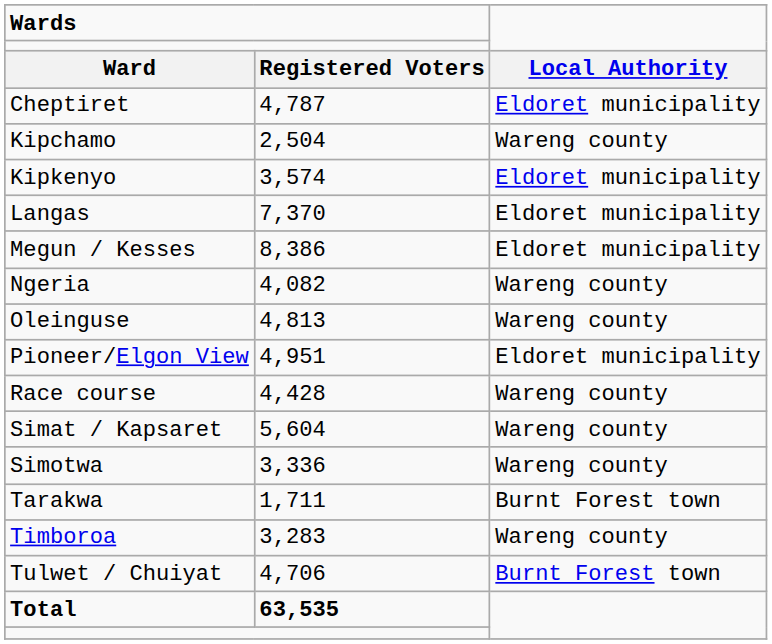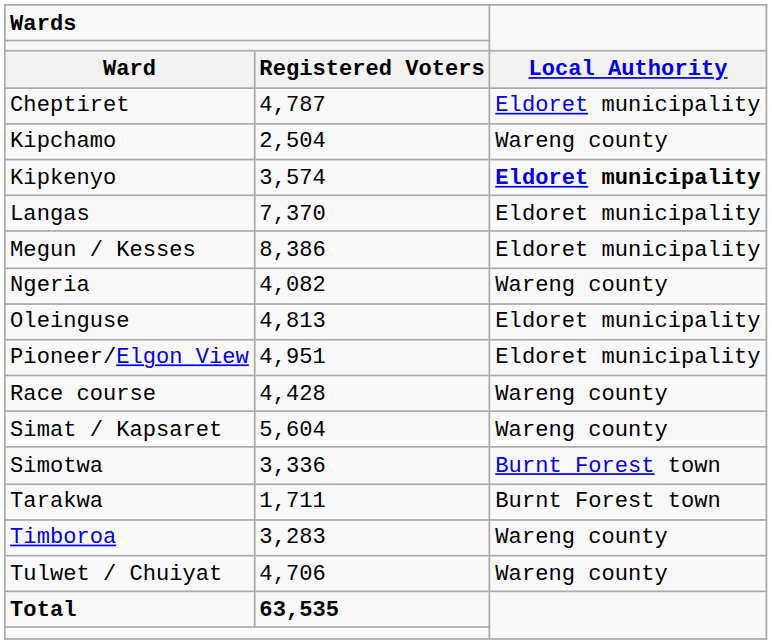(628, 177) normal -> (628, 177) bold
(582, 322) Wareng county -> (628, 322) Eldoret municipality
(582, 466) Wareng county -> (608, 466) Burnt Forest town
(608, 574) Burnt Forest town -> (582, 574) Wareng county
